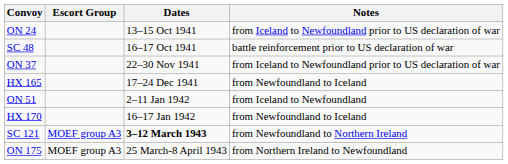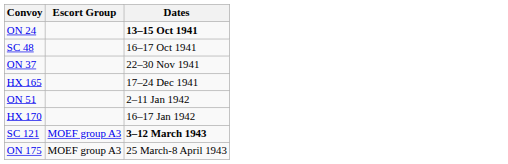- column: (366, 13)
(161, 30) normal -> (162, 30) bold
